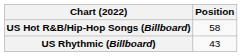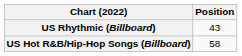rows swapped: (99, 28) <-> (99, 43)
